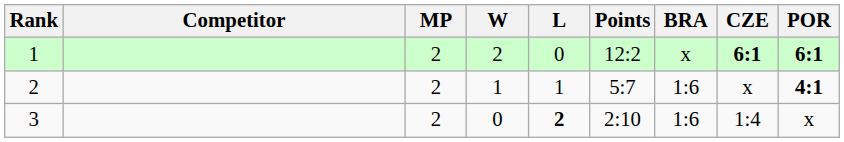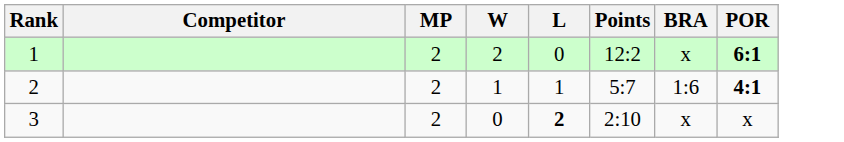- column: (747, 20)
(686, 119) 1:6 -> (686, 119) x
